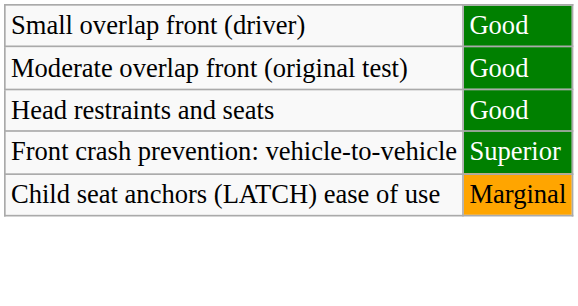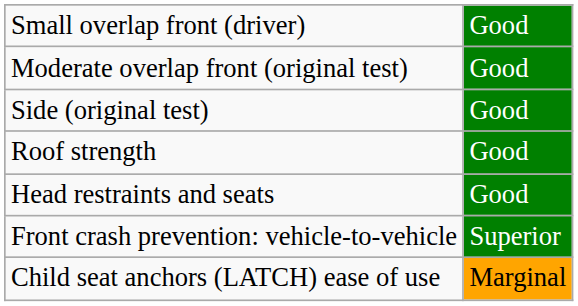+ row: (110, 109)
+ row: (84, 151)
